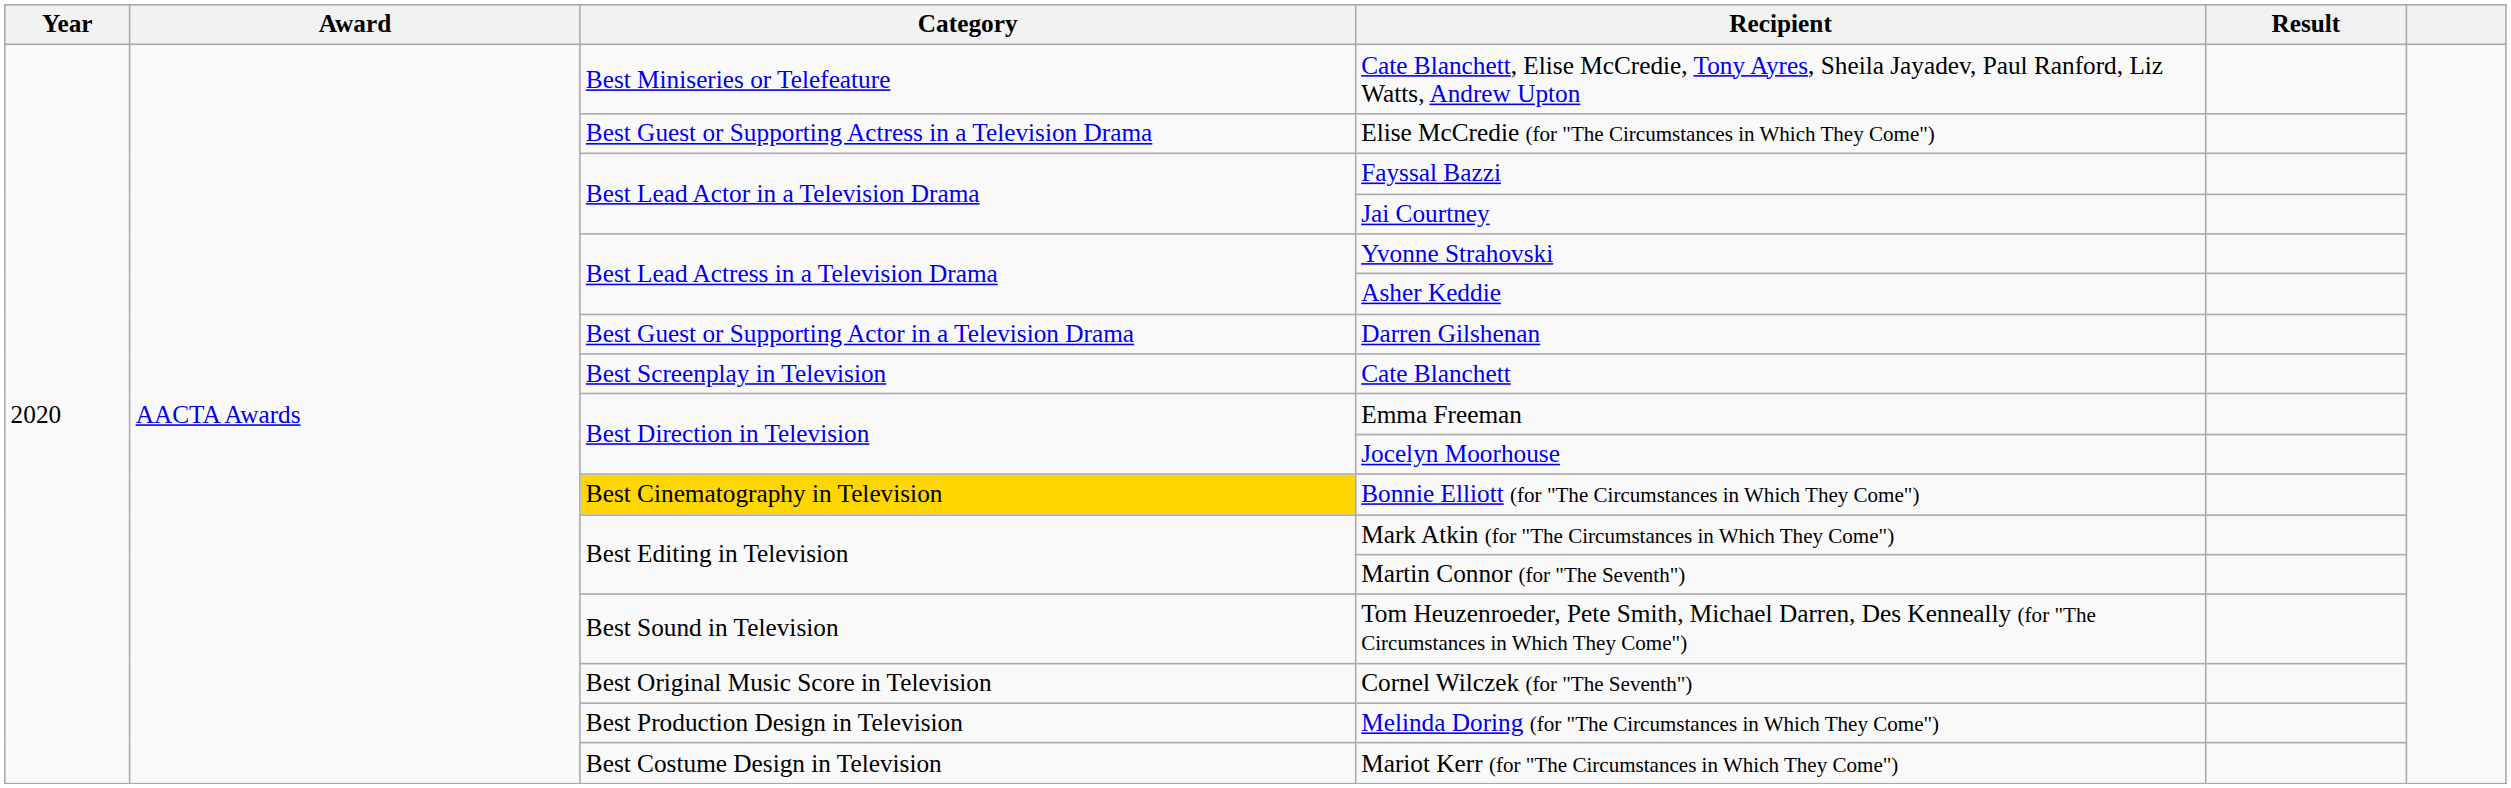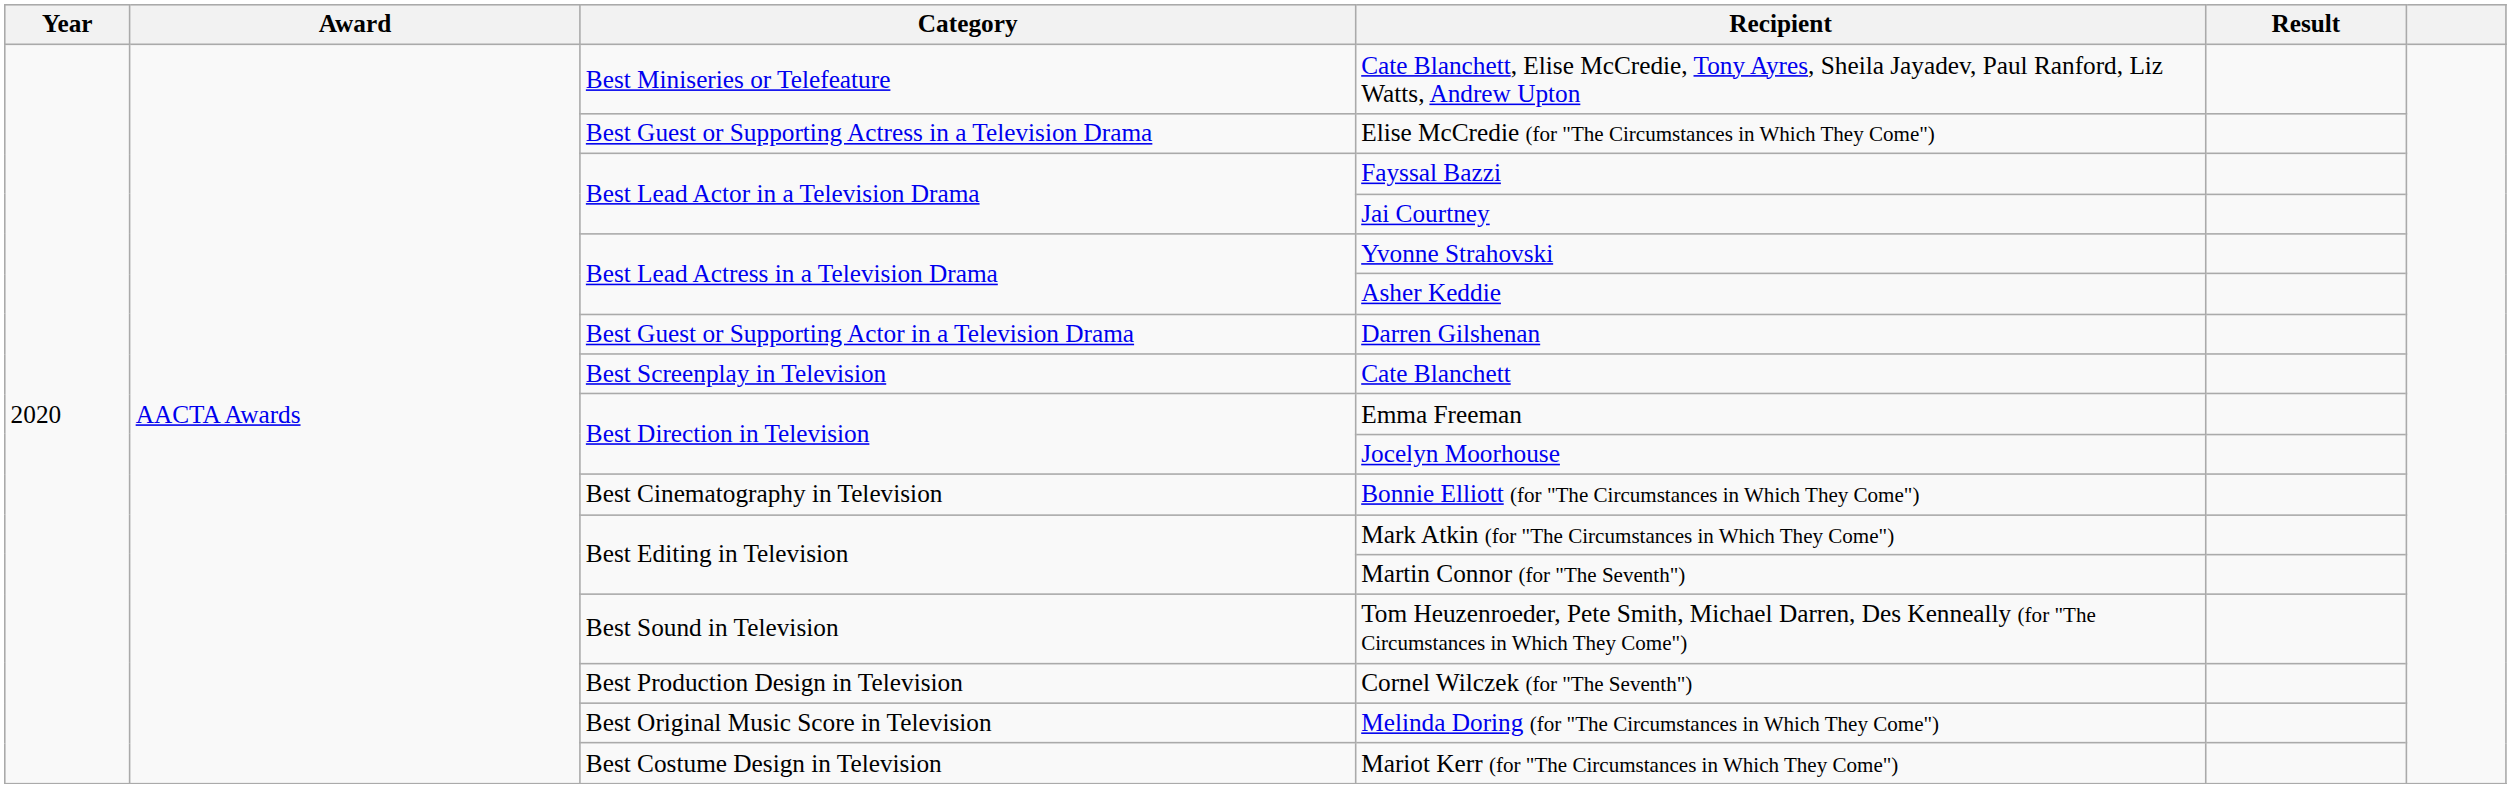(764, 494) gold background -> (764, 494) no background
(789, 682) Best Original Music Score in Television -> (774, 682) Best Production Design in Television
(774, 722) Best Production Design in Television -> (789, 722) Best Original Music Score in Television
